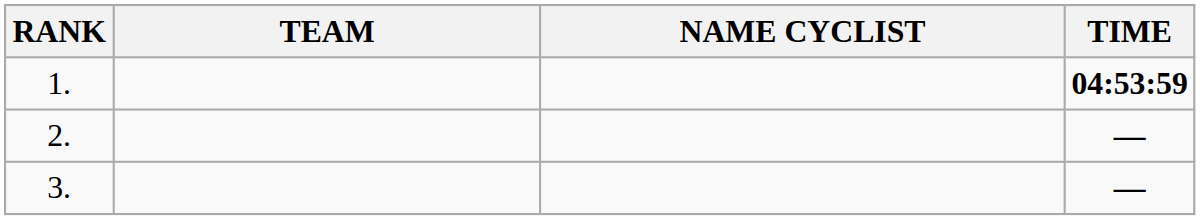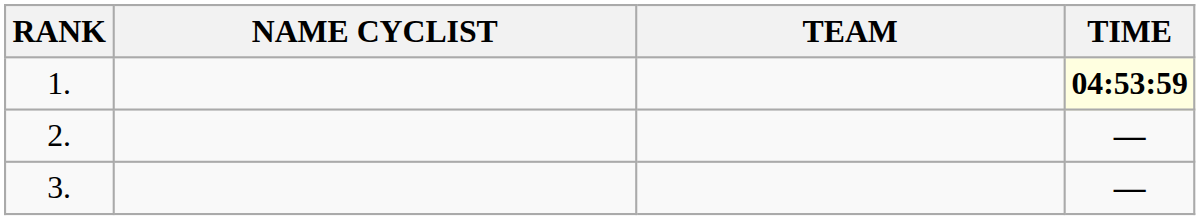columns swapped: (803, 30) <-> (327, 30)
(1130, 83) no background -> (1130, 83) lightyellow background
